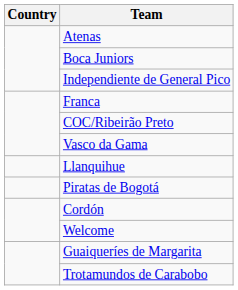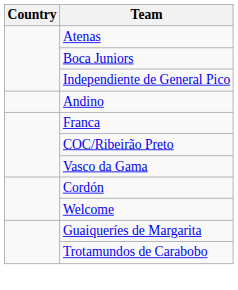+ row: (83, 101)
- row: (94, 166)
- row: (111, 187)
